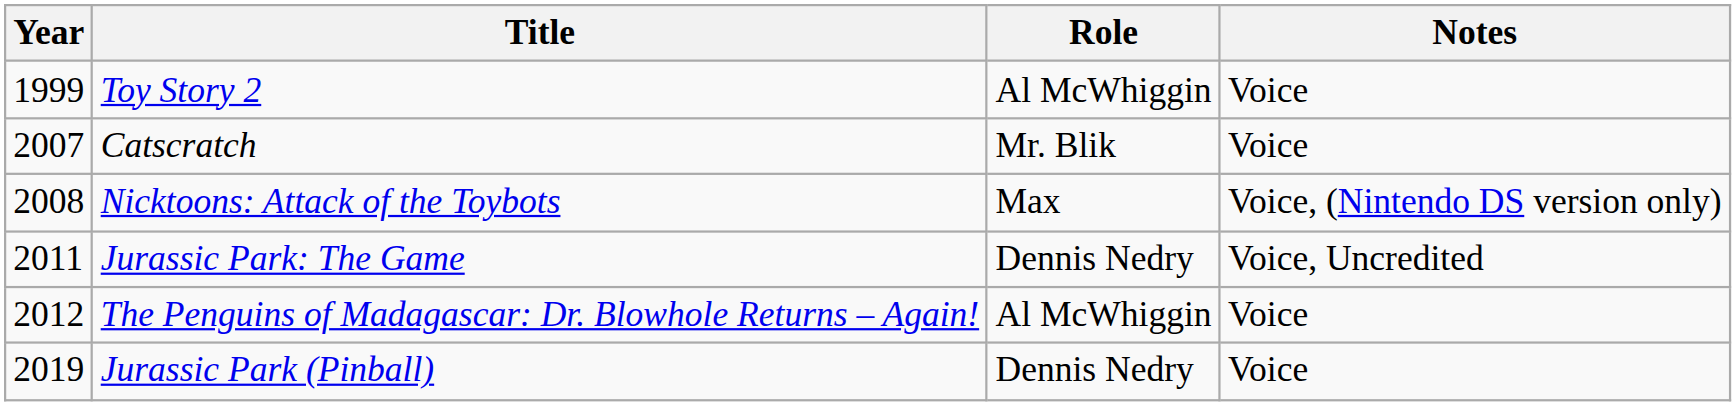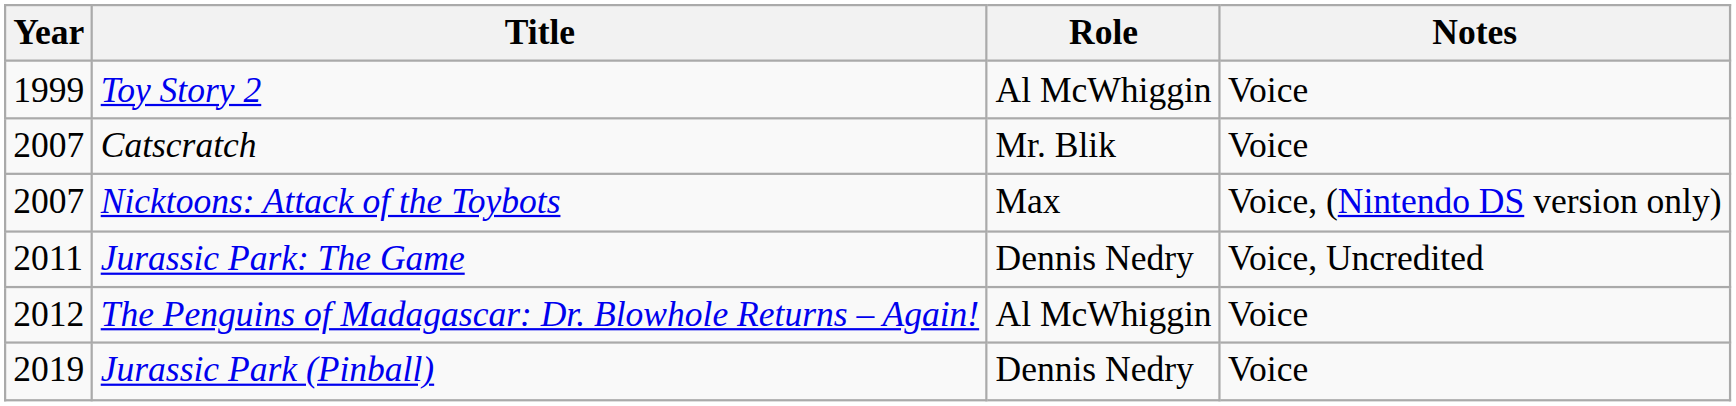(49, 201) 2008 -> (49, 201) 2007
